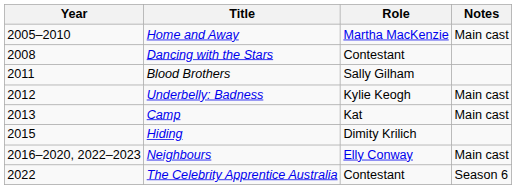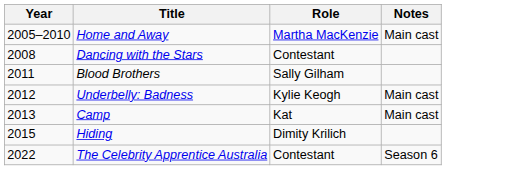- row: (179, 154)
